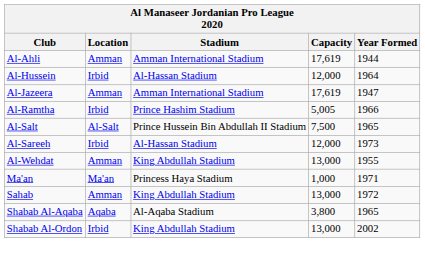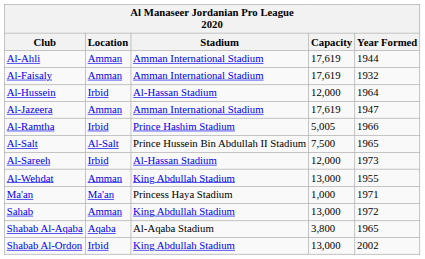+ row: (29, 76)
